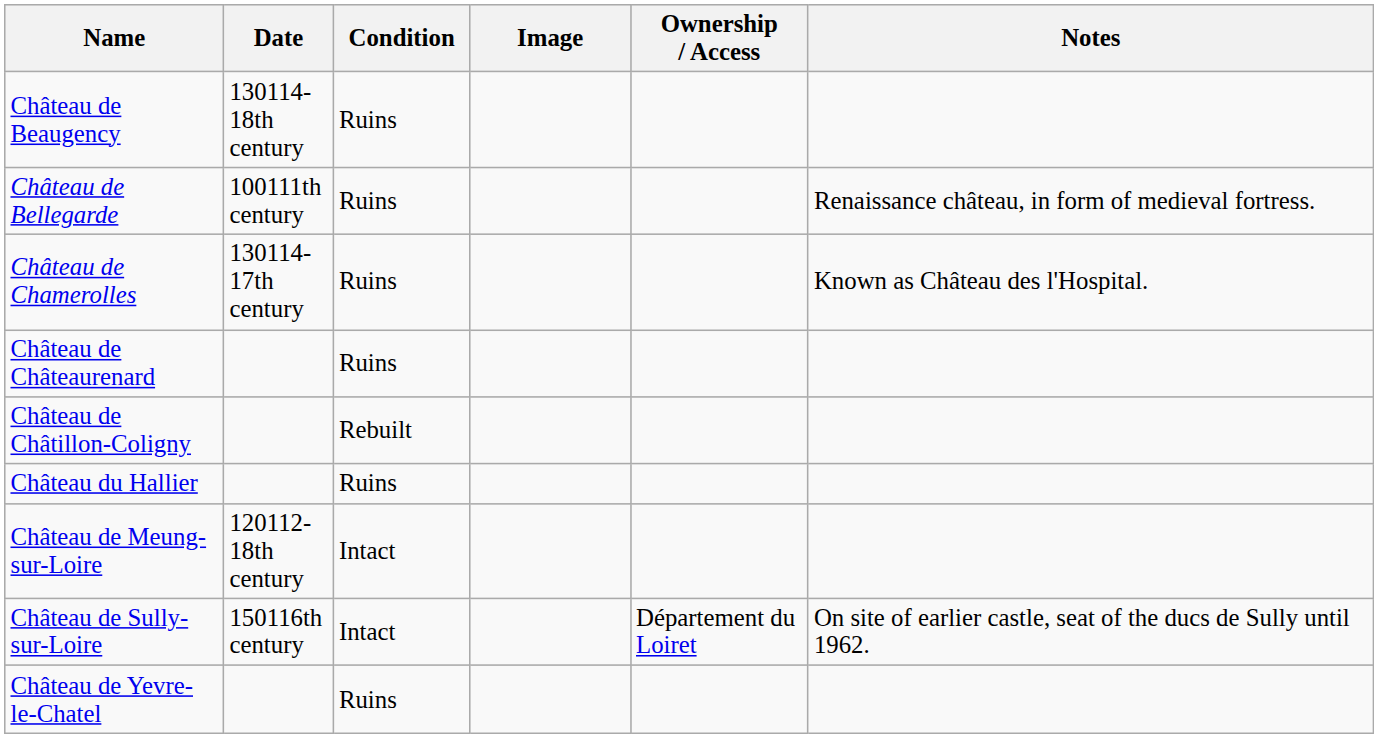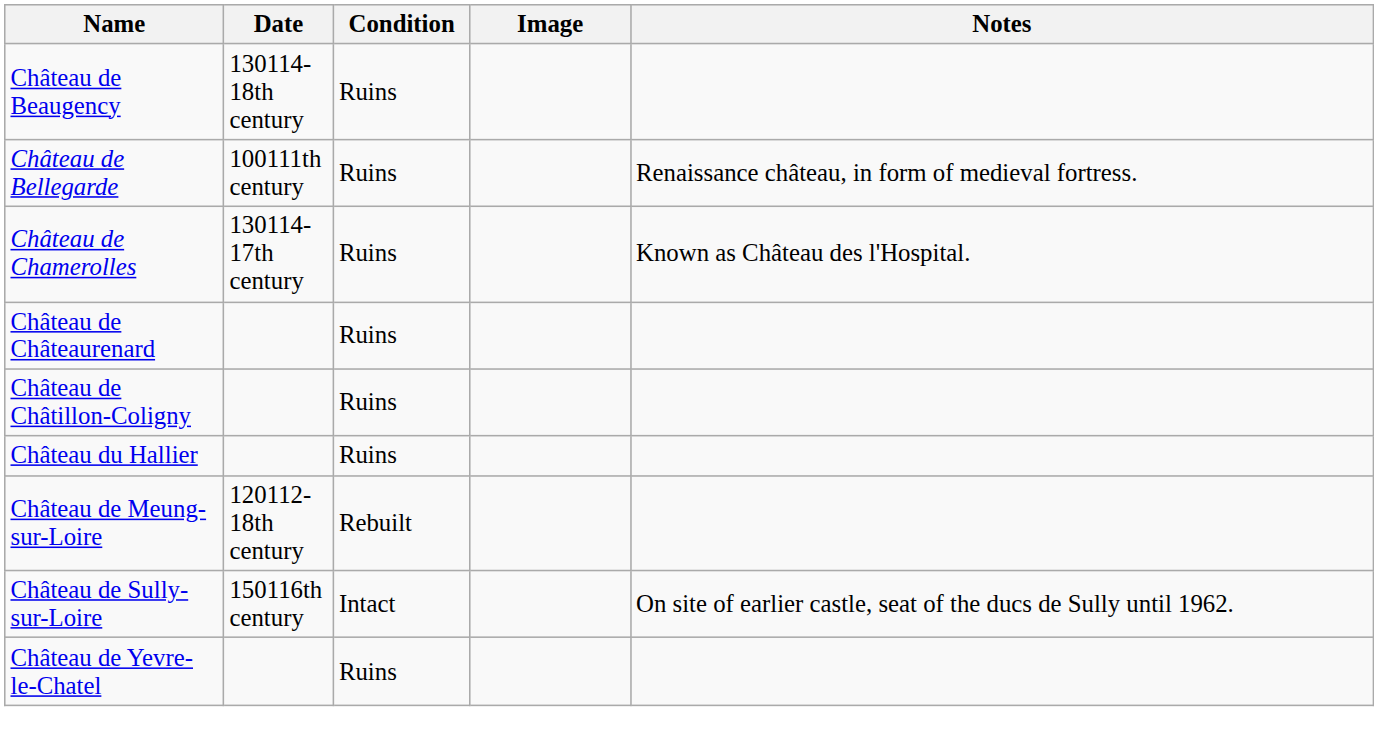- column: (719, 38)
(375, 430) Rebuilt -> (368, 402) Ruins
(367, 550) Intact -> (375, 522) Rebuilt
